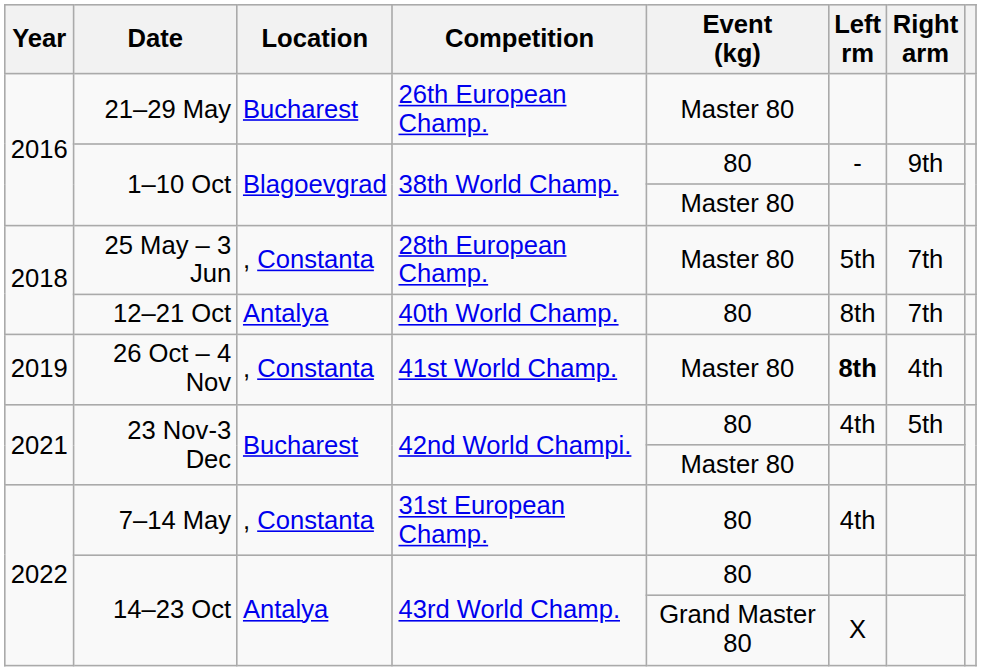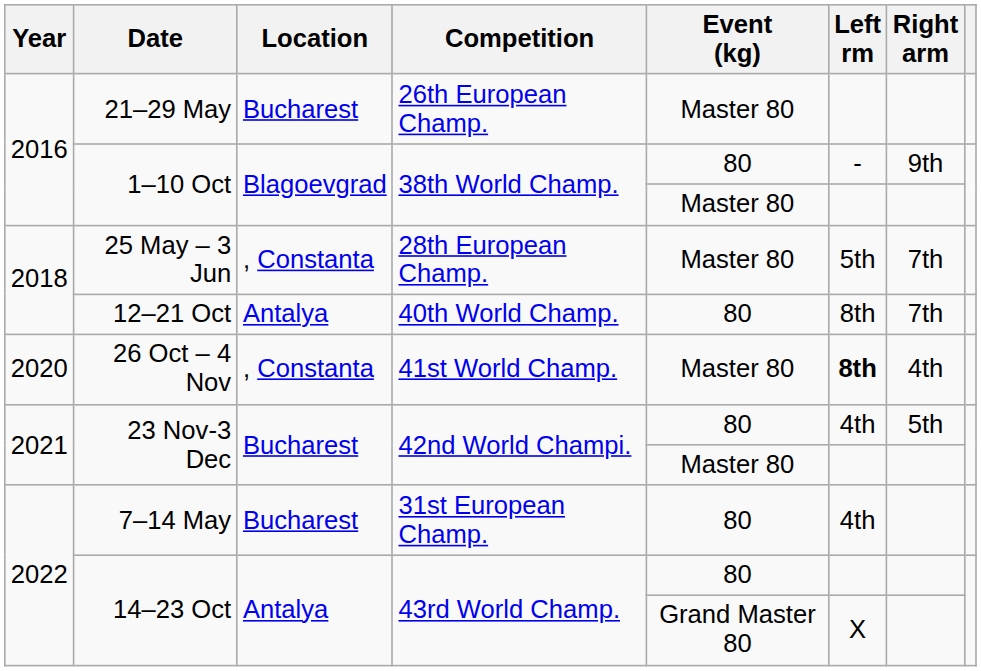(39, 369) 2019 -> (39, 369) 2020
(308, 519) , Constanta -> (301, 519) Bucharest
